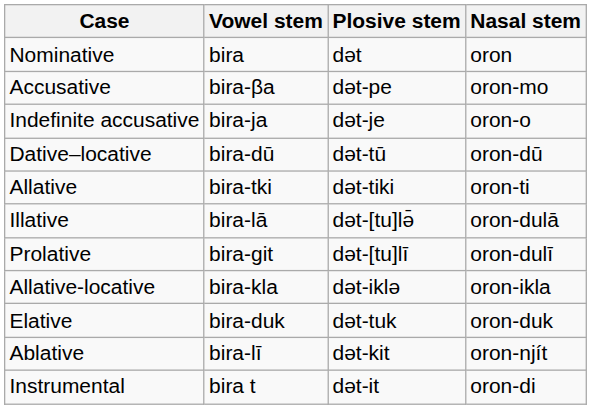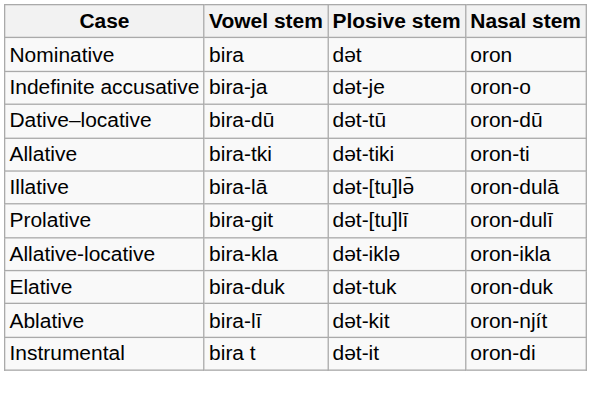- row: (60, 87)
